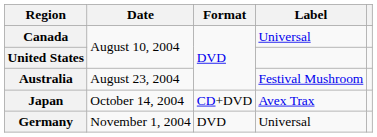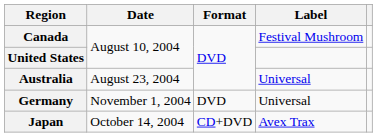(285, 36) Universal -> (311, 36) Festival Mushroom
(311, 79) Festival Mushroom -> (285, 79) Universal
rows swapped: (46, 100) <-> (46, 121)
